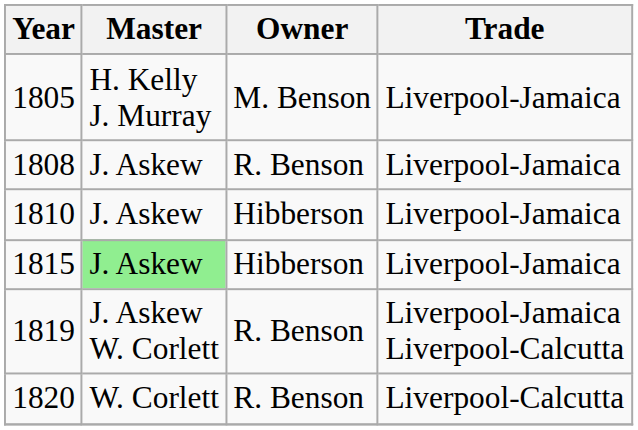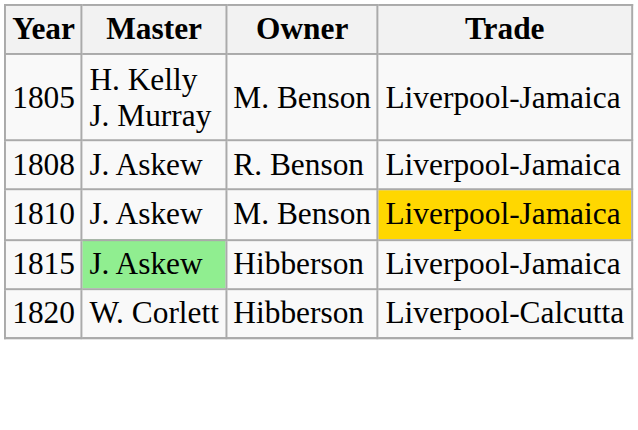(299, 213) Hibberson -> (302, 213) M. Benson
(503, 213) no background -> (503, 213) gold background
- row: (44, 330)
(299, 398) R. Benson -> (299, 313) Hibberson
